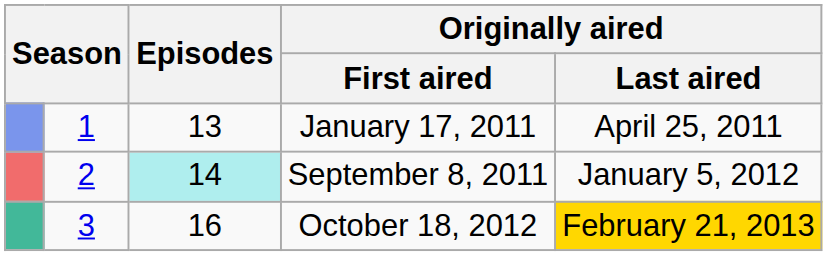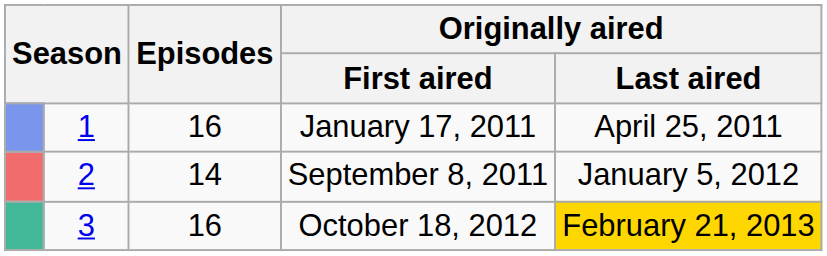(205, 126) 13 -> (205, 126) 16
(205, 175) paleturquoise background -> (205, 175) no background
